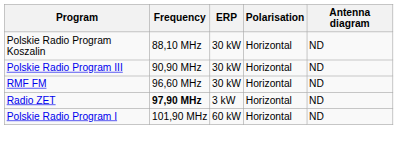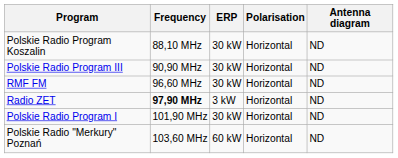(227, 116) 60 kW -> (227, 116) 30 kW
+ row: (62, 138)
